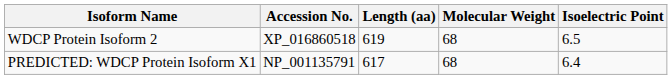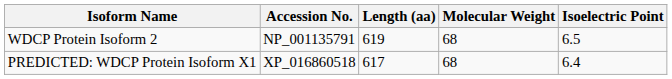(309, 39) XP_016860518 -> (309, 39) NP_001135791
(309, 62) NP_001135791 -> (309, 62) XP_016860518
